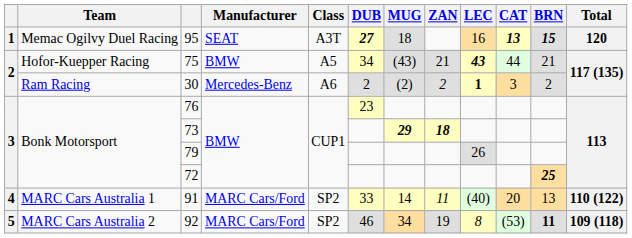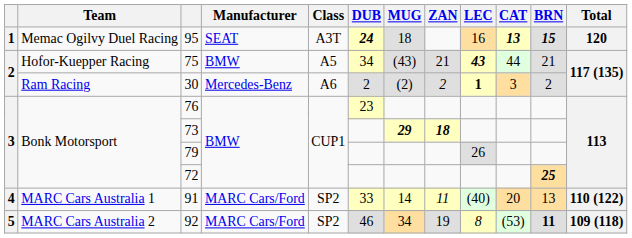(366, 38) 27 -> (366, 38) 24
